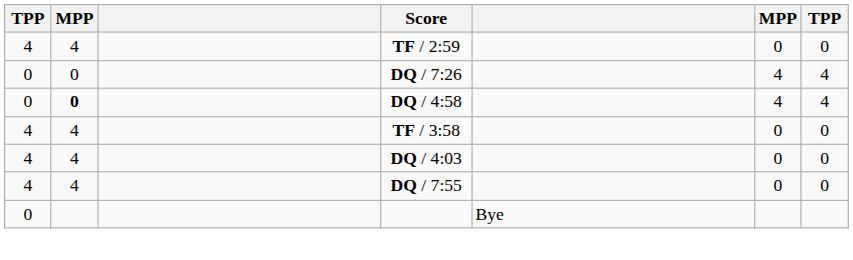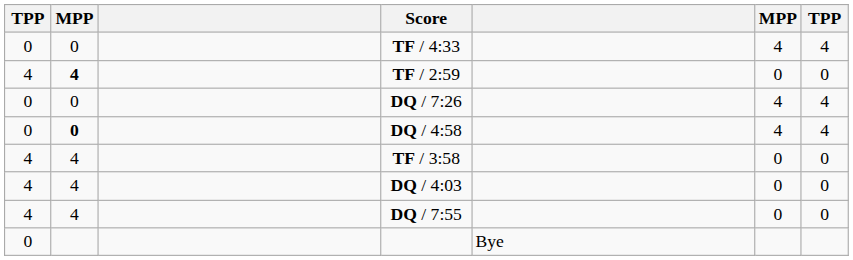+ row: (426, 46)
(74, 46) normal -> (74, 74) bold
